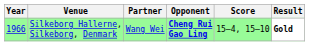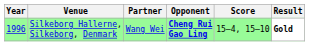(16, 29) 1966 -> (16, 29) 1996
